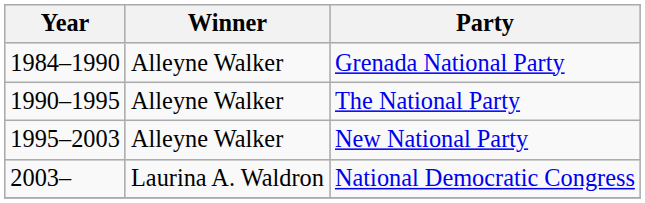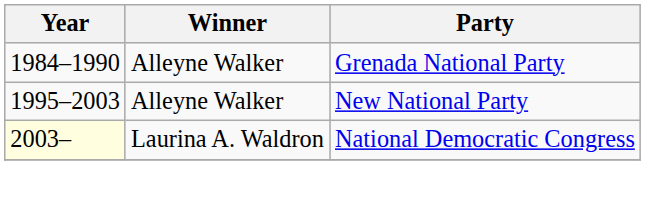- row: (428, 100)
(41, 178) no background -> (41, 139) lightyellow background
